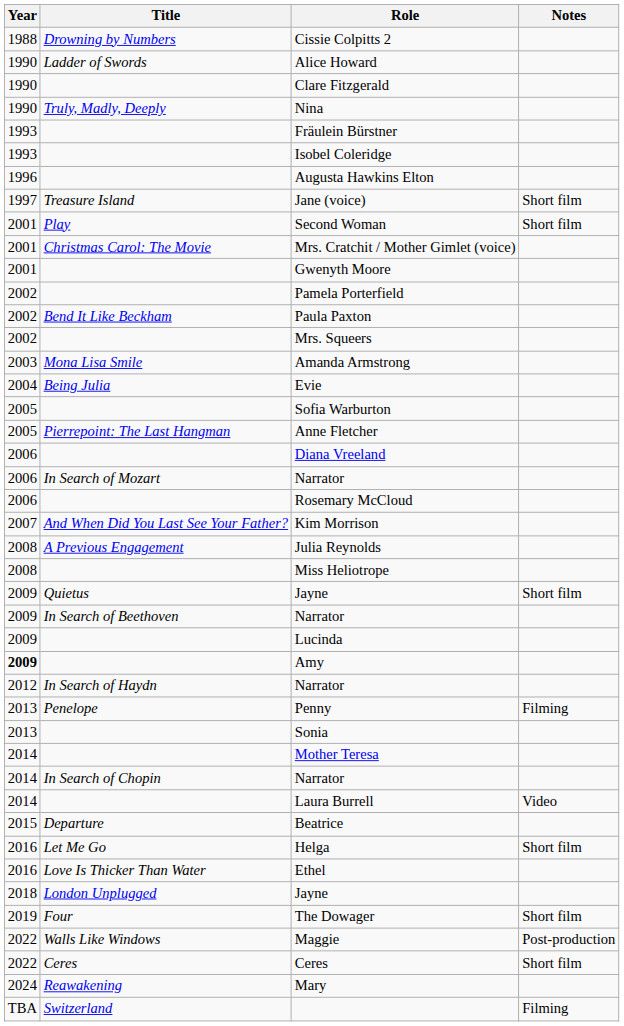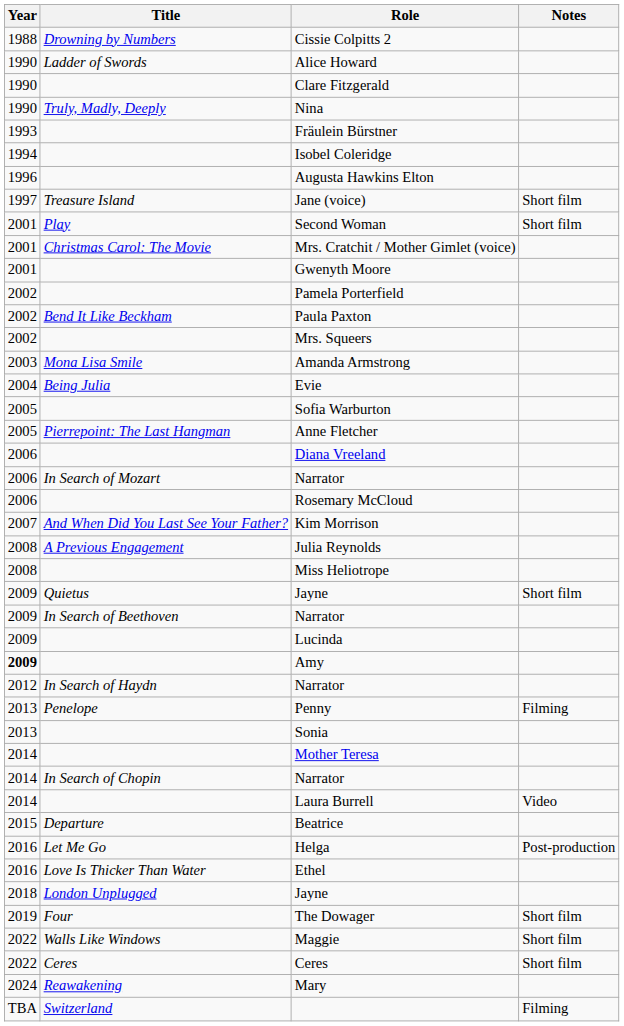(22, 154) 1993 -> (22, 154) 1994
(552, 847) Short film -> (569, 847) Post-production
(569, 939) Post-production -> (552, 939) Short film
